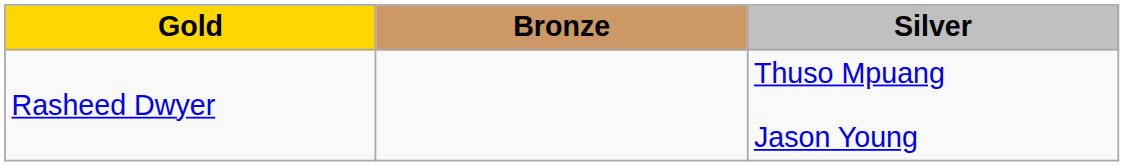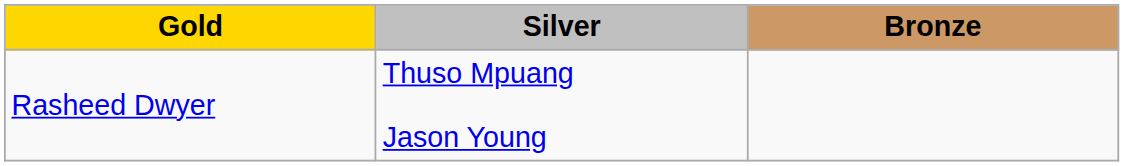columns swapped: (933, 27) <-> (562, 27)
